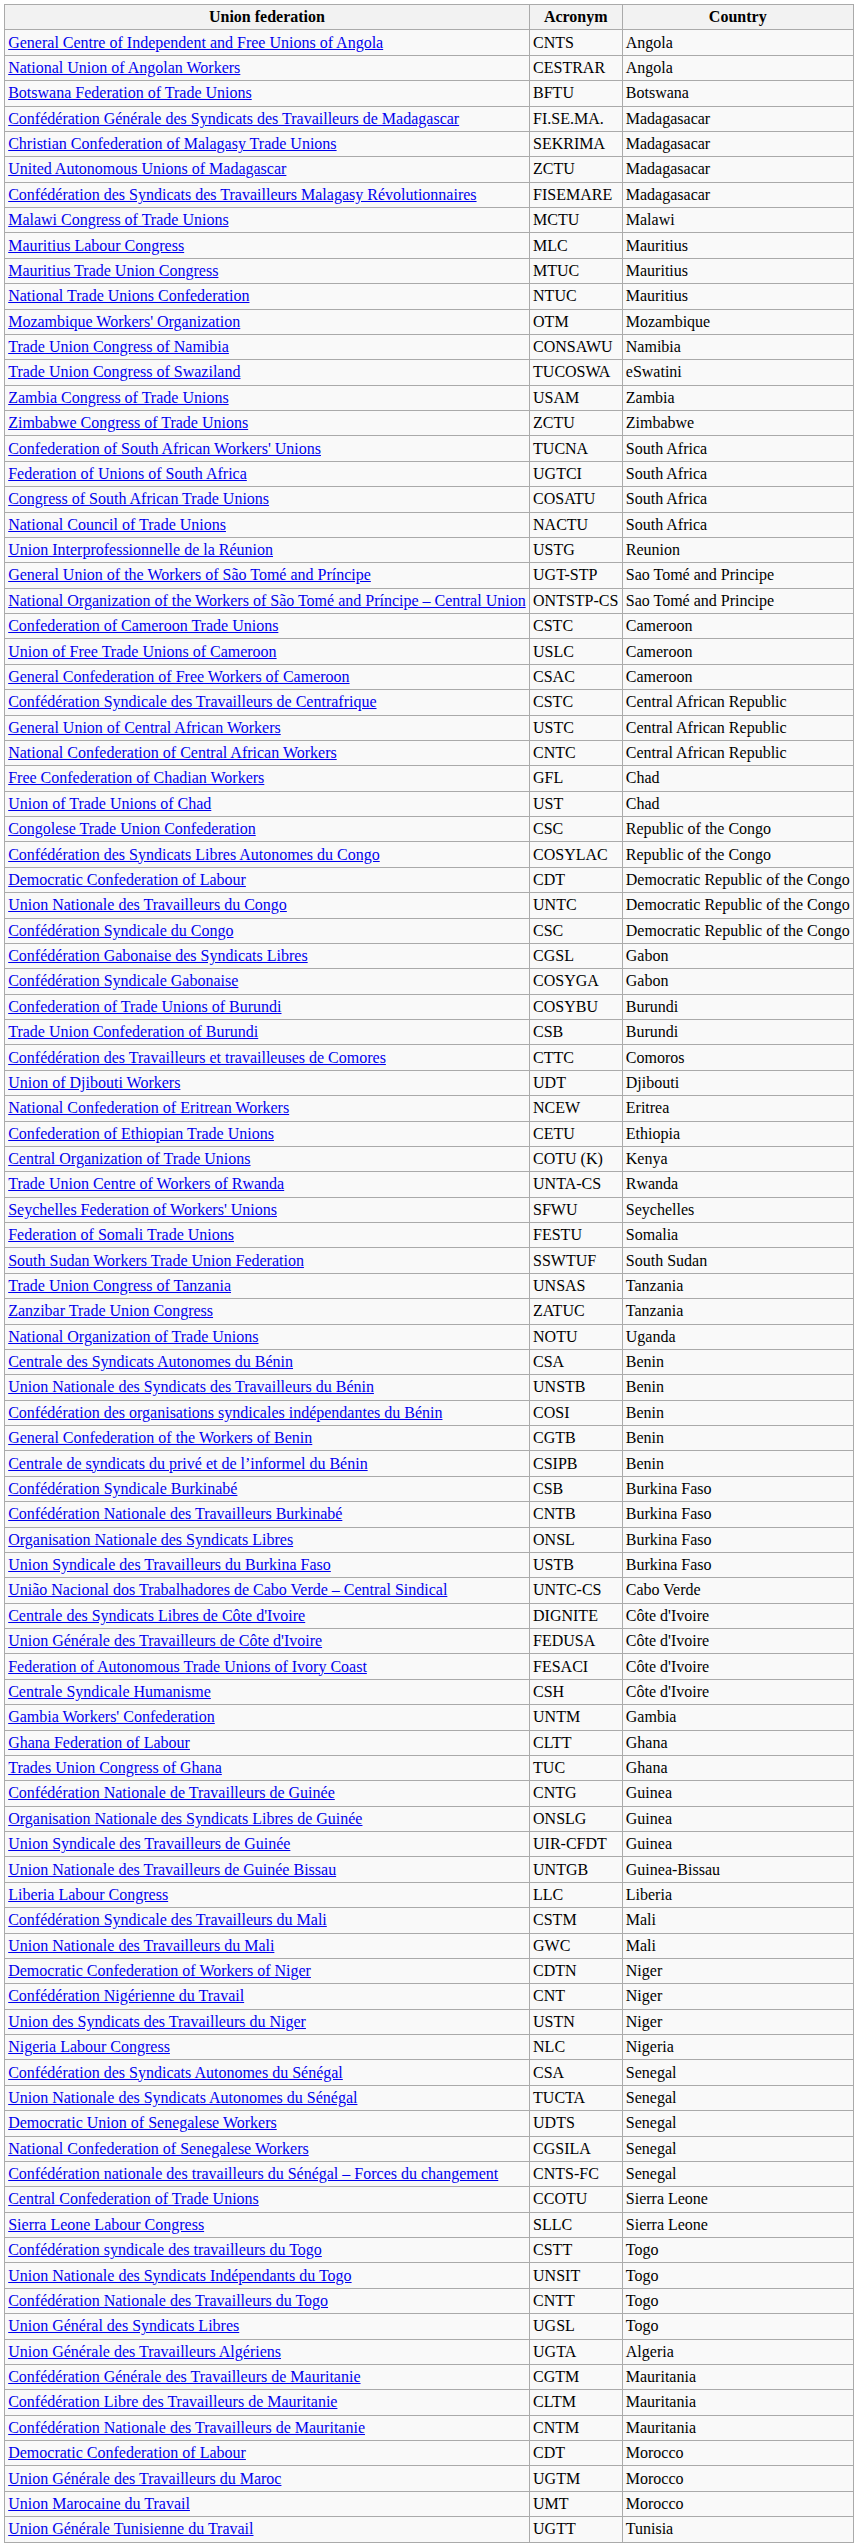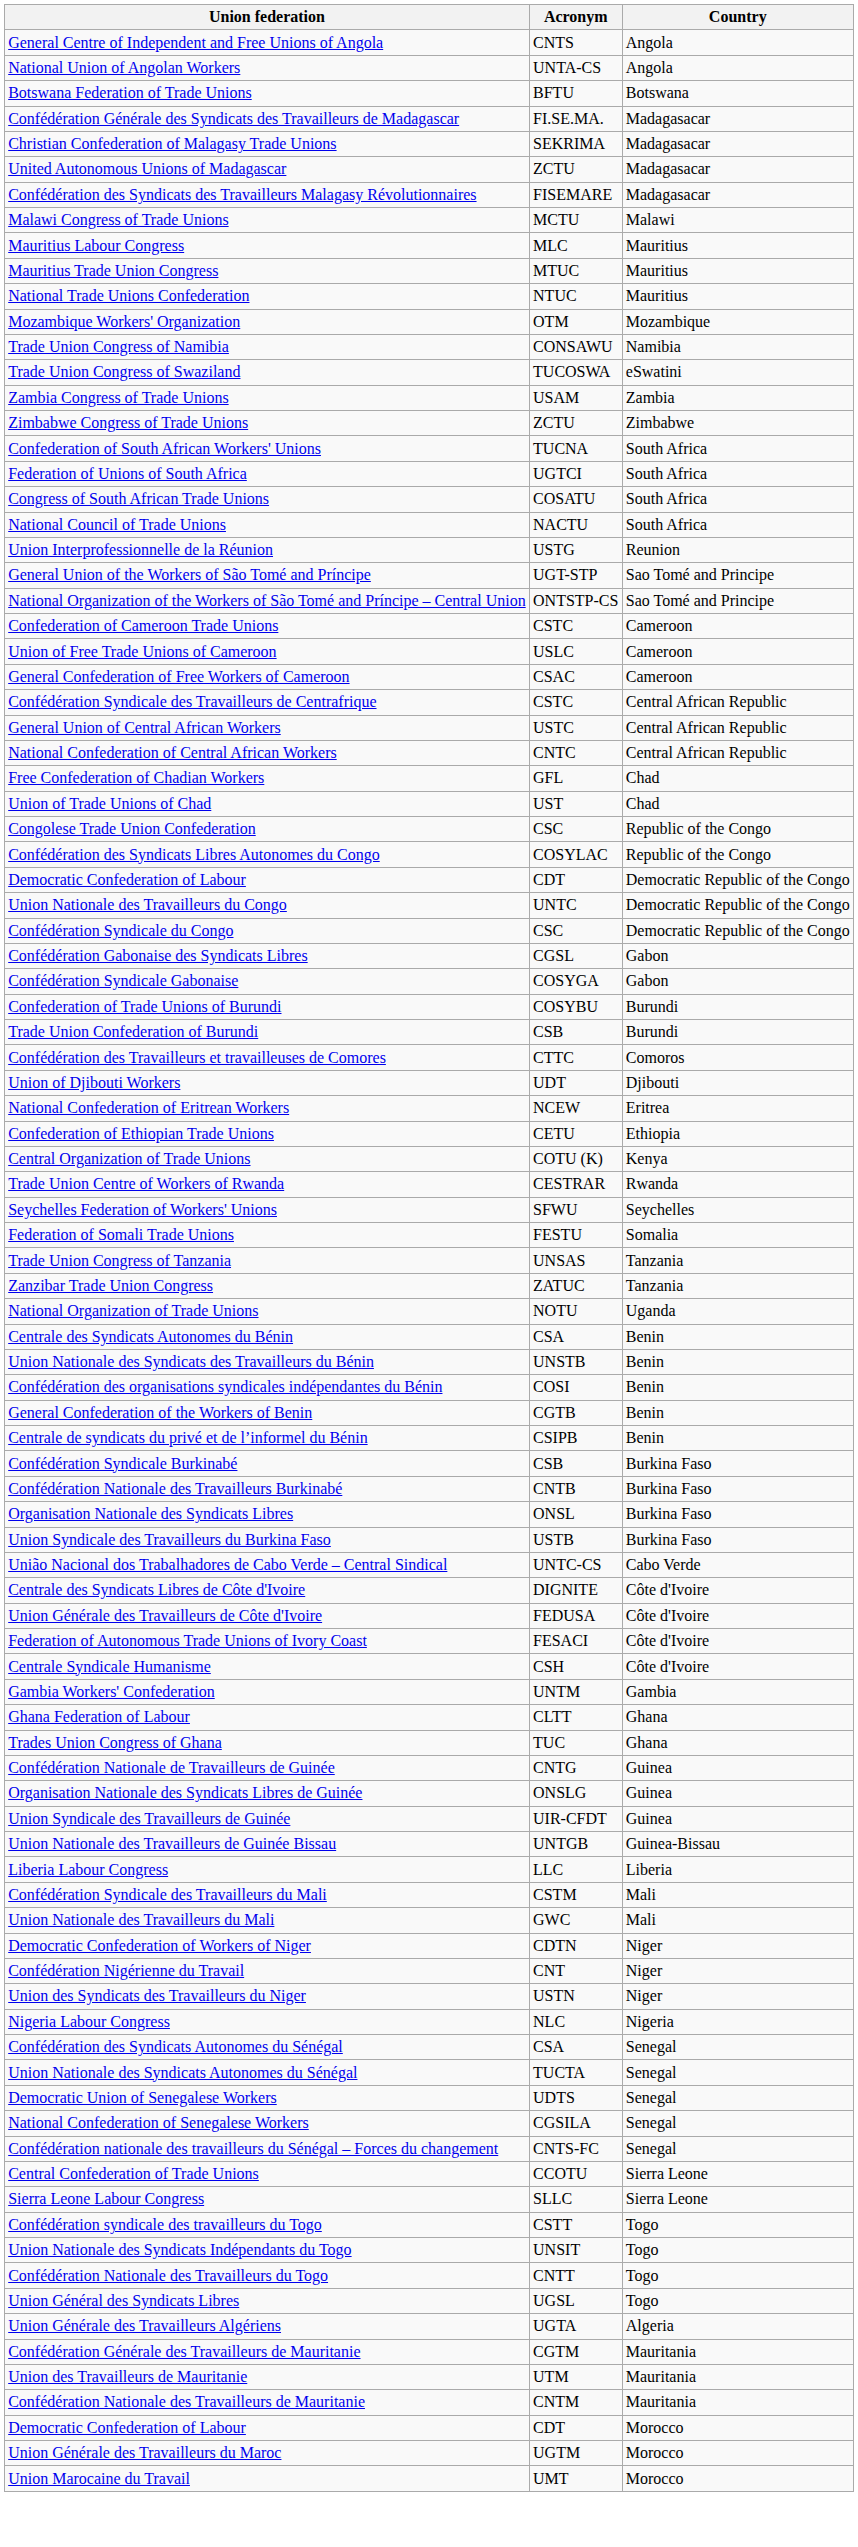(569, 67) CESTRAR -> (567, 67) UNTA-CS
(567, 1184) UNTA-CS -> (569, 1184) CESTRAR
- row: (156, 1260)
- row: (173, 2402)
+ row: (128, 2377)
- row: (131, 2529)
